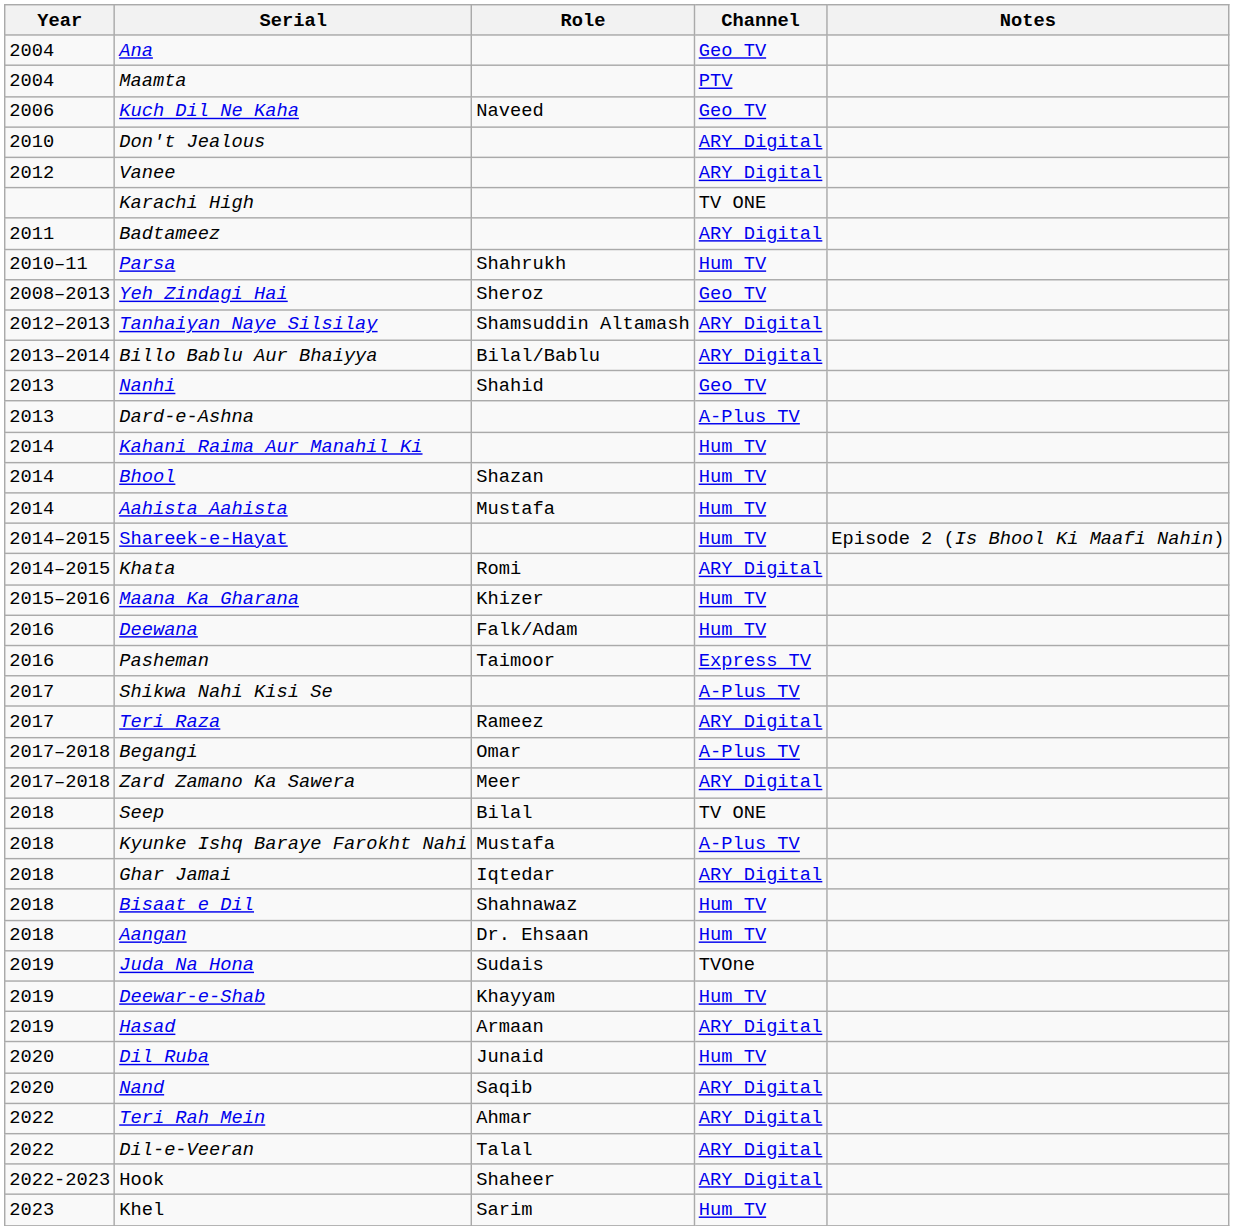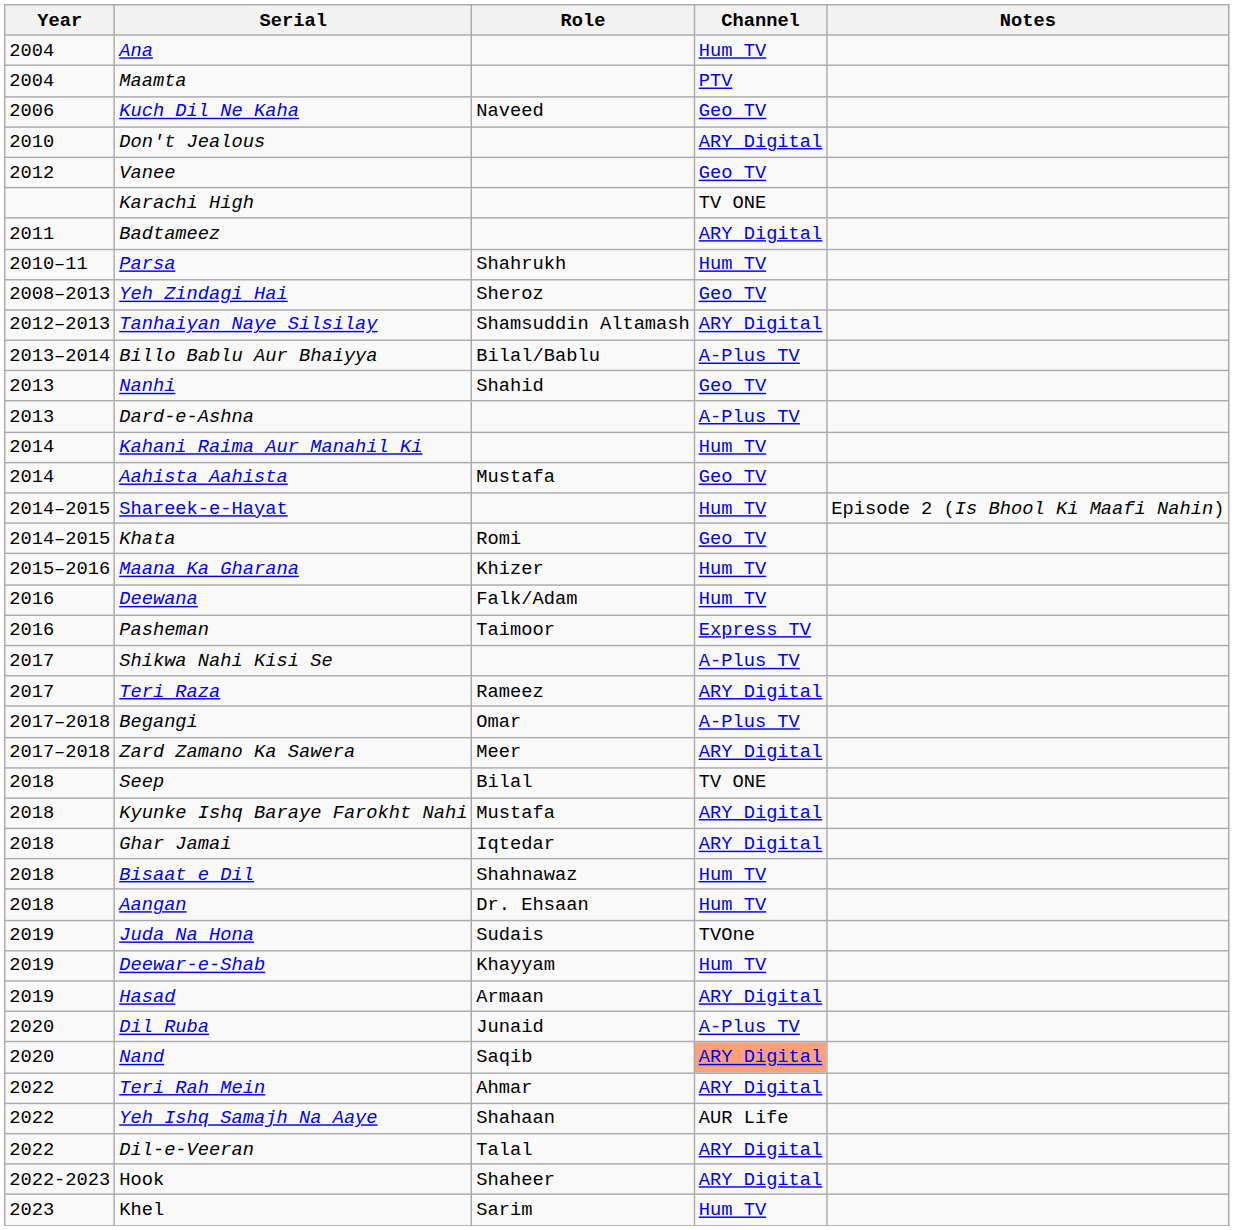(732, 50) Geo TV -> (732, 50) Hum TV
(761, 173) ARY Digital -> (732, 173) Geo TV
(761, 356) ARY Digital -> (749, 356) A-Plus TV
- row: (147, 478)
(732, 508) Hum TV -> (732, 478) Geo TV
(761, 569) ARY Digital -> (732, 539) Geo TV
(749, 844) A-Plus TV -> (761, 813) ARY Digital
(732, 1057) Hum TV -> (749, 1027) A-Plus TV
(761, 1088) no background -> (761, 1057) lightsalmon background
+ row: (248, 1118)
